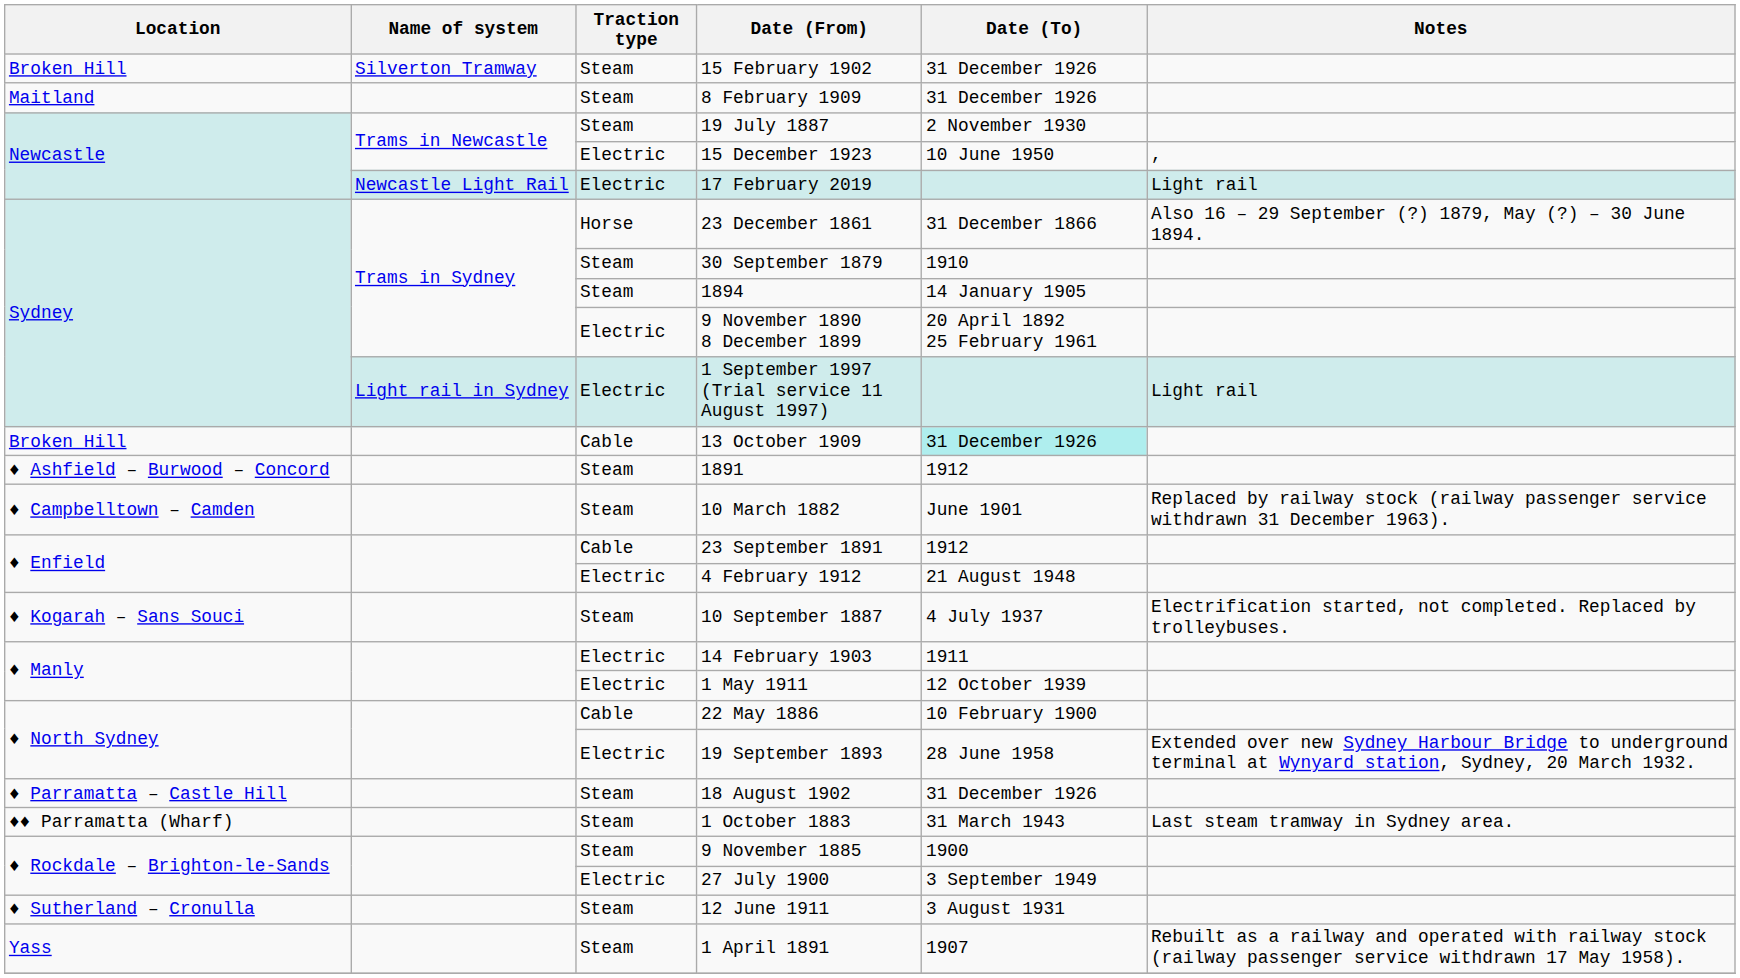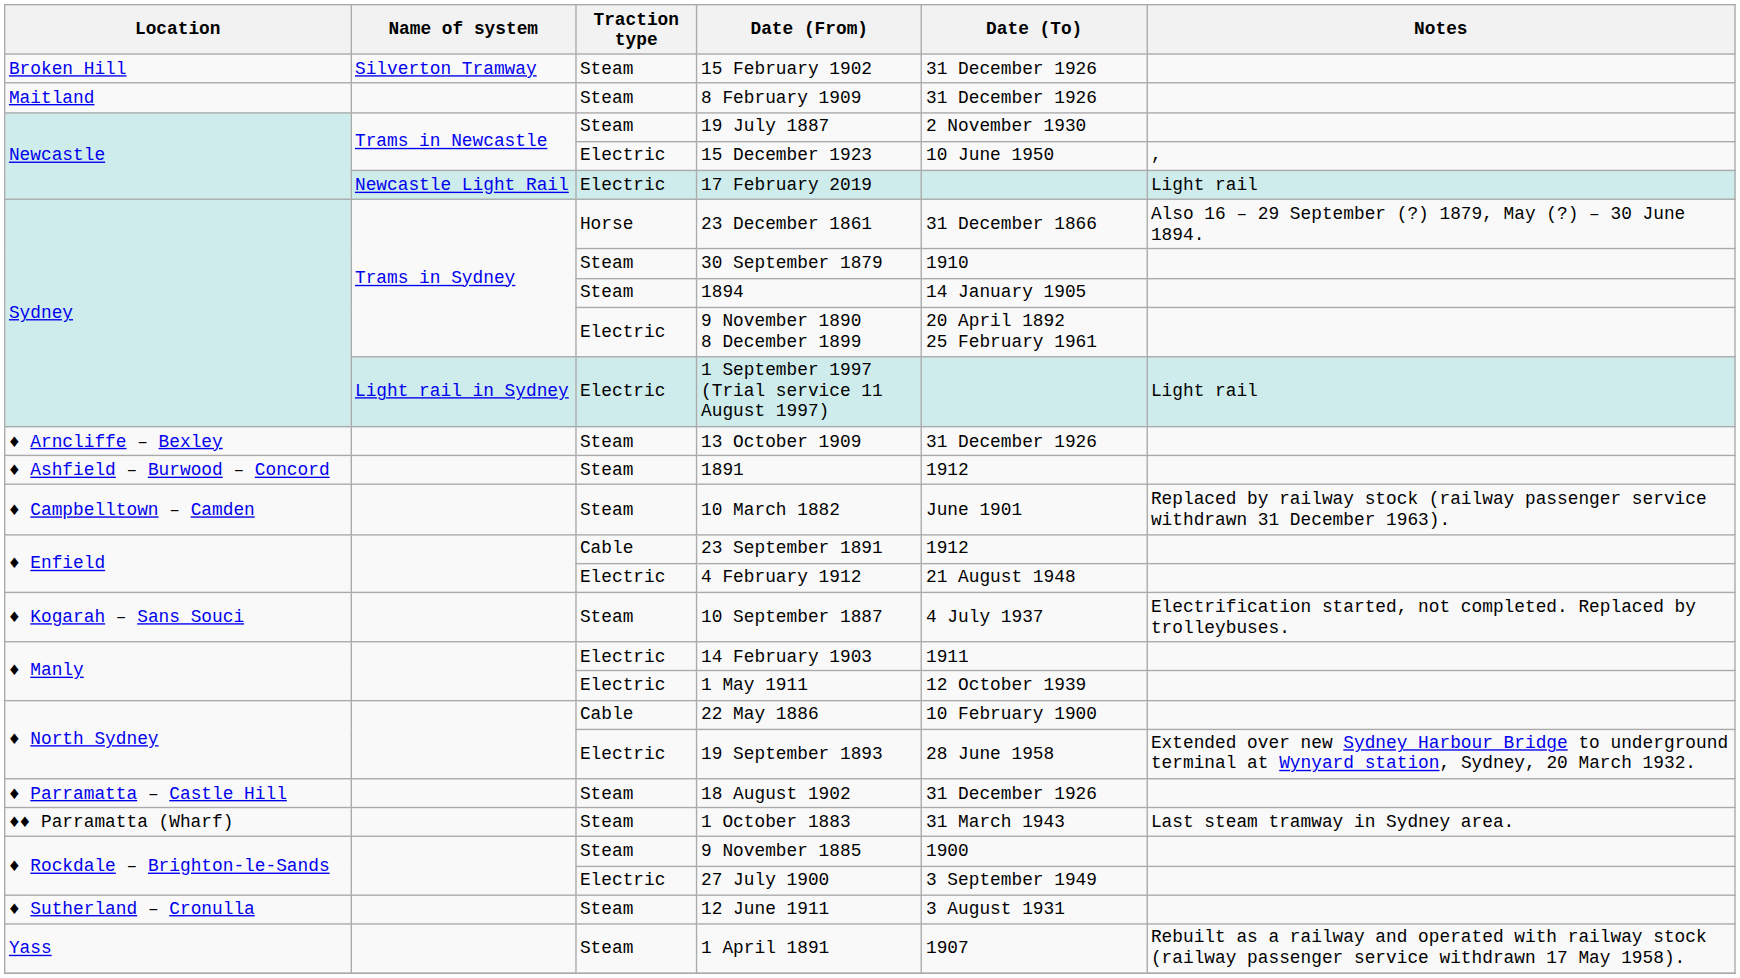(68, 441) Broken Hill -> (116, 441) ♦ Arncliffe – Bexley
(607, 441) Cable -> (607, 441) Steam
(1011, 441) paleturquoise background -> (1011, 441) no background
